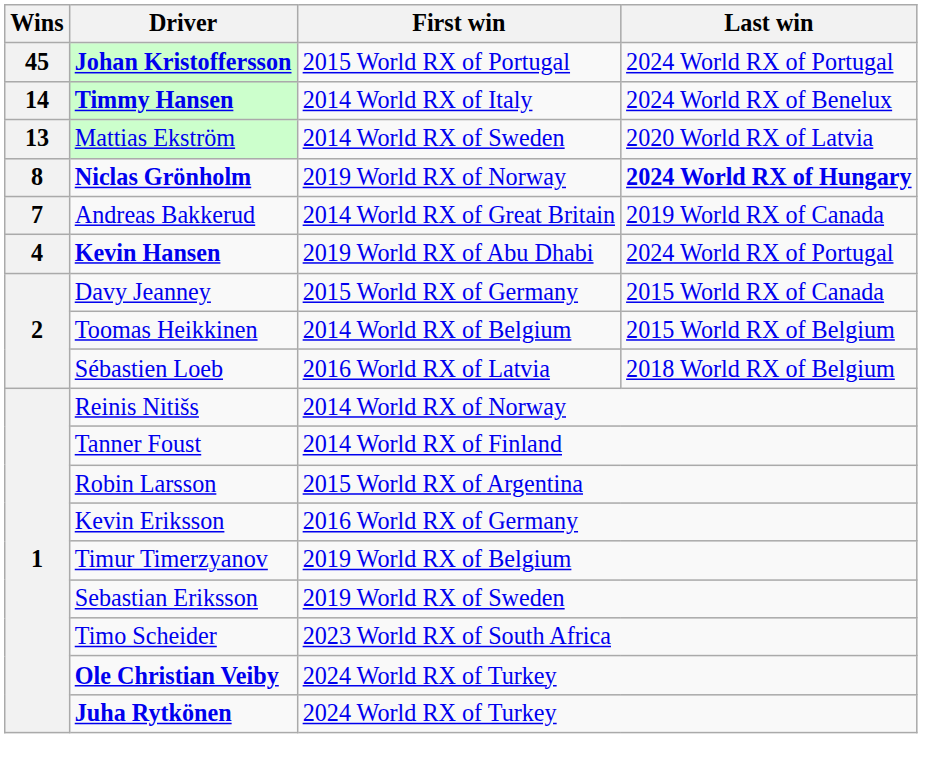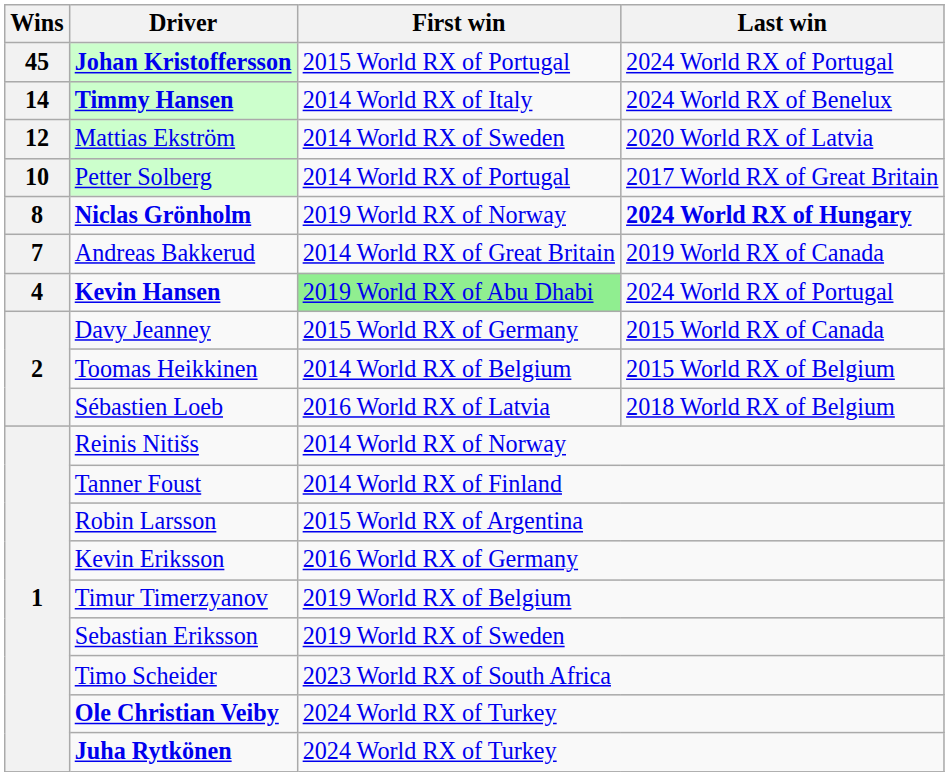(37, 138) 13 -> (37, 138) 12
+ row: (143, 176)
(448, 253) no background -> (448, 291) lightgreen background
